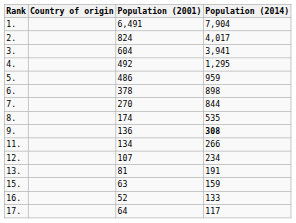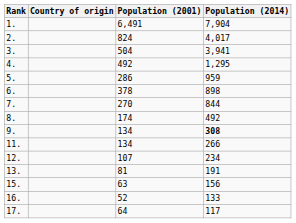(125, 51) 604 -> (125, 51) 504
(125, 78) 486 -> (125, 78) 286
(213, 118) 535 -> (213, 118) 492
(125, 131) 136 -> (125, 131) 134
(213, 185) 159 -> (213, 185) 156
